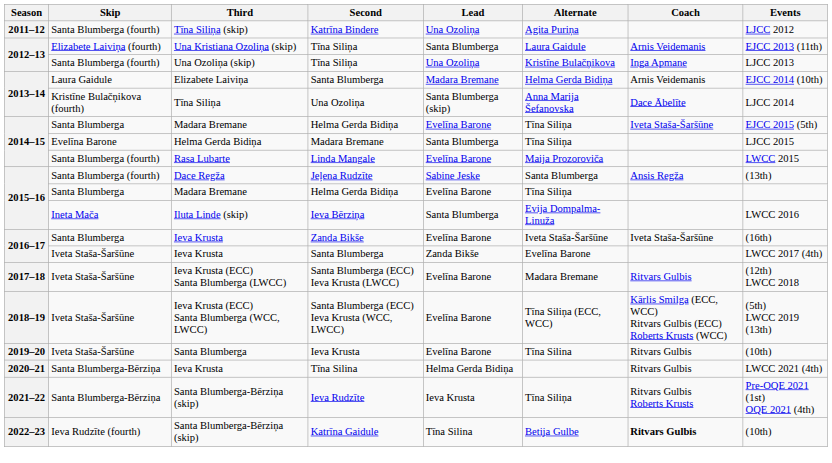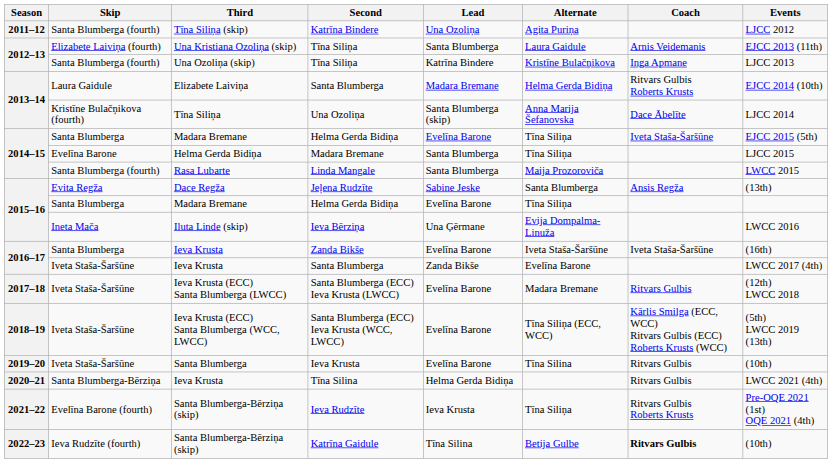(453, 63) Una Ozoliņa -> (460, 63) Katrīna Bindere
(668, 79) Arnis Veidemanis -> (662, 85) Ritvars Gulbis Roberts Krusts
(458, 158) Evelīna Barone -> (462, 170) Santa Blumberga
(105, 175) Santa Blumberga (fourth) -> (77, 187) Evita Regža
(462, 214) Santa Blumberga -> (455, 226) Una Ģērmane
(106, 397) Santa Blumberga-Bērziņa -> (102, 409) Evelīna Barone (fourth)
